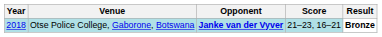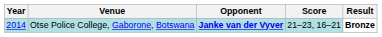(16, 26) 2018 -> (16, 26) 2014
